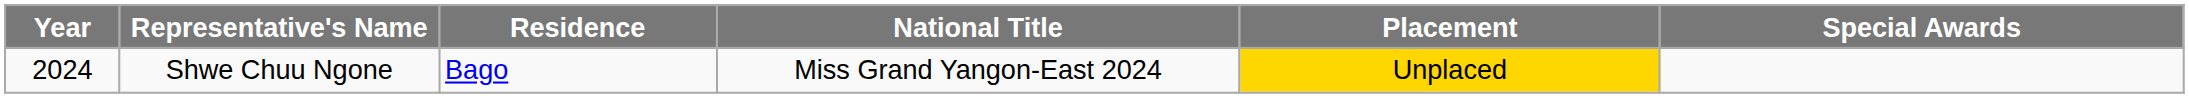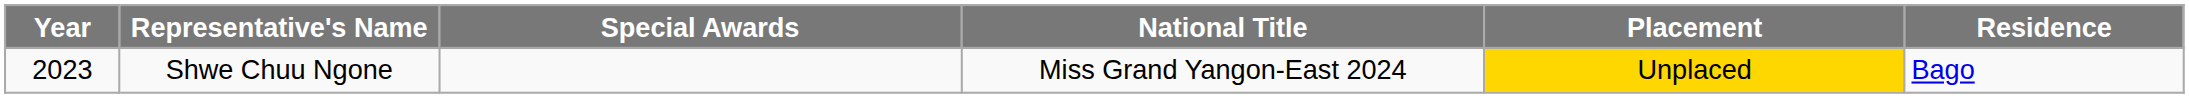columns swapped: (578, 27) <-> (1922, 27)
(62, 70) 2024 -> (62, 70) 2023
